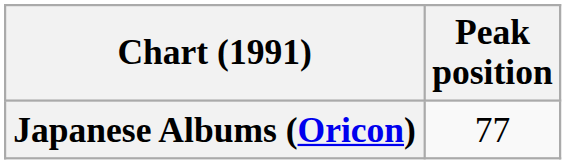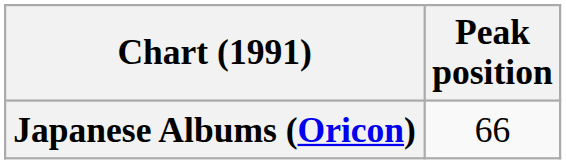(493, 128) 77 -> (493, 128) 66
